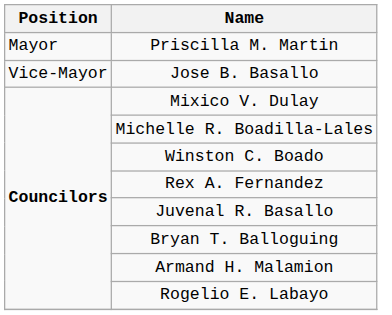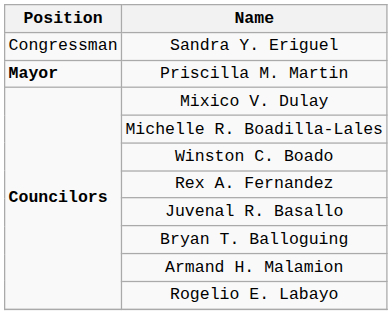+ row: (254, 46)
(33, 46) normal -> (33, 73) bold
- row: (244, 73)
